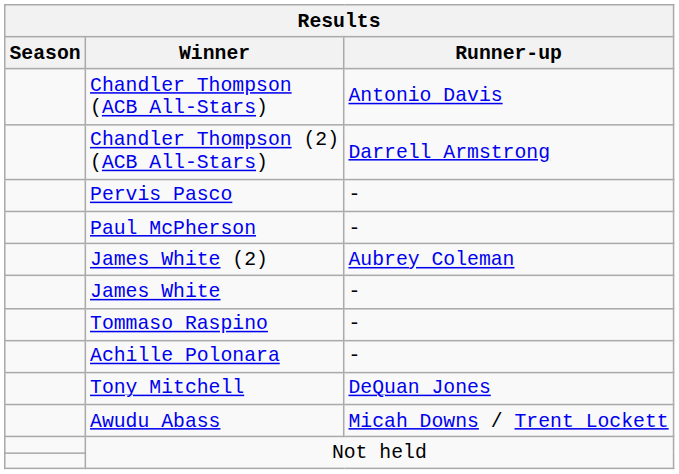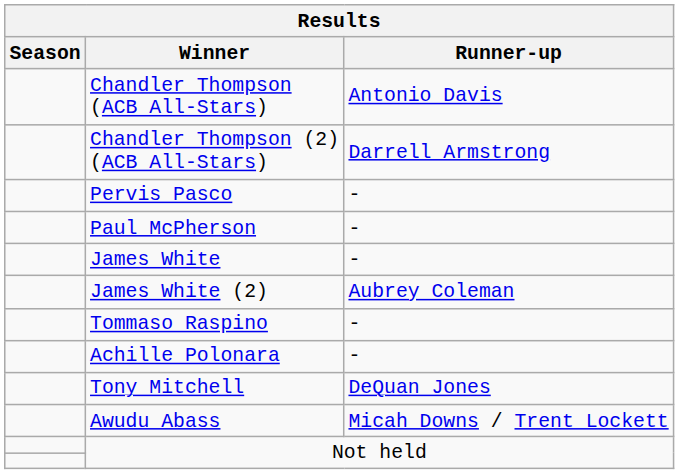rows swapped: (155, 292) <-> (179, 260)
